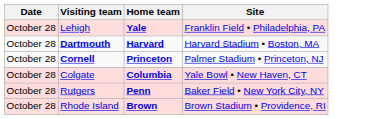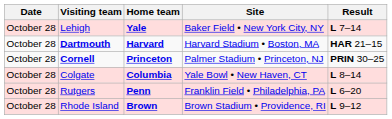+ column: (357, 12)
(255, 28) Franklin Field • Philadelphia, PA -> (254, 28) Baker Field • New York City, NY
(254, 91) Baker Field • New York City, NY -> (255, 91) Franklin Field • Philadelphia, PA
